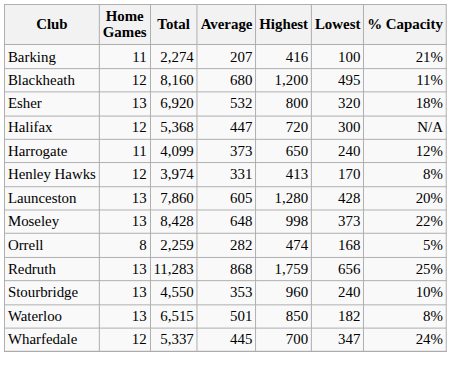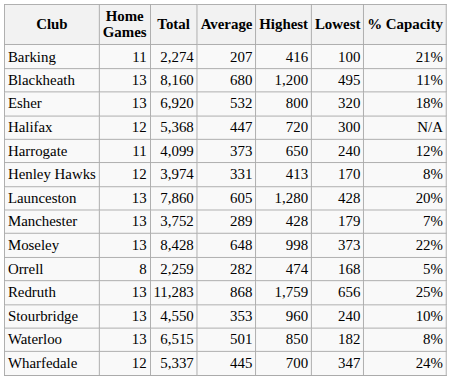(139, 80) 12 -> (139, 80) 13
+ row: (43, 221)
